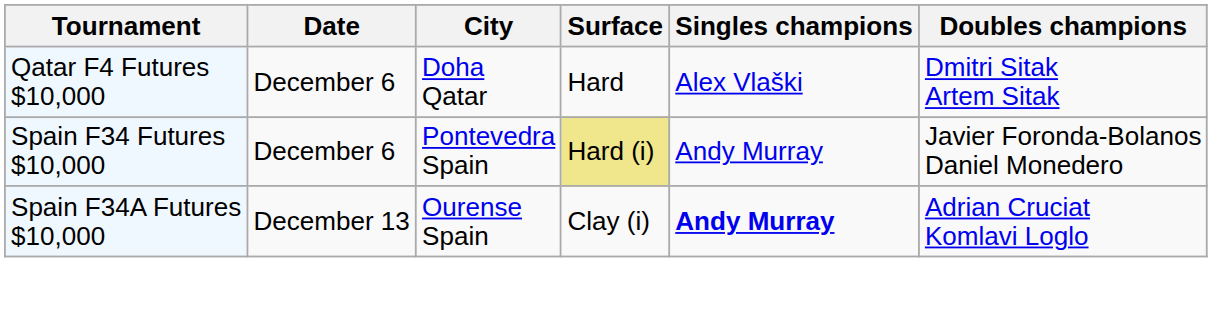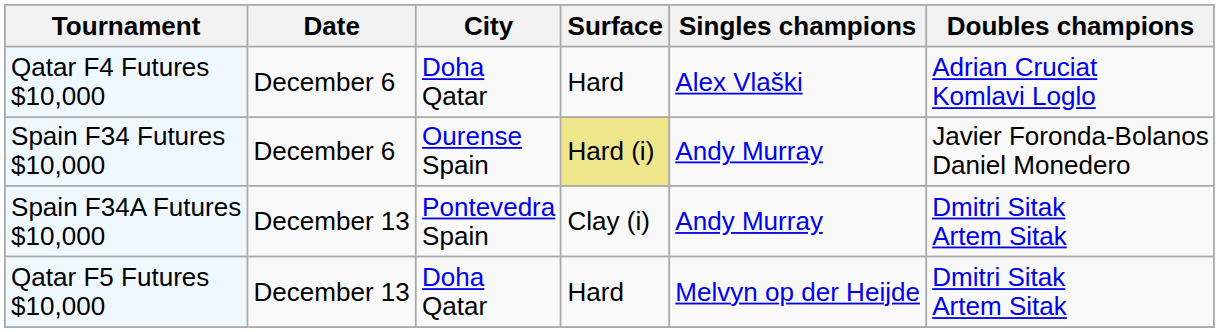(992, 82) Dmitri Sitak Artem Sitak -> (1015, 82) Adrian Cruciat Komlavi Loglo
(489, 152) Pontevedra Spain -> (472, 152) Ourense Spain
(472, 222) Ourense Spain -> (489, 222) Pontevedra Spain
(755, 222) bold -> (749, 222) normal
(1007, 222) Adrian Cruciat Komlavi Loglo -> (999, 222) Dmitri Sitak Artem Sitak
+ row: (110, 292)
